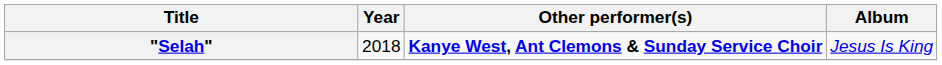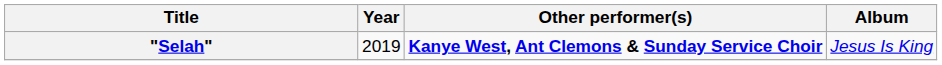(381, 45) 2018 -> (381, 45) 2019
